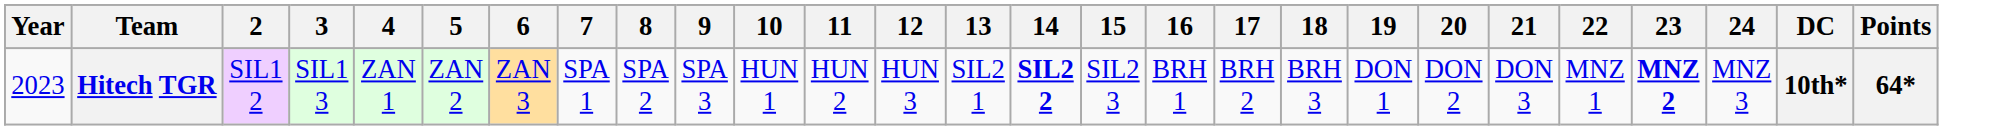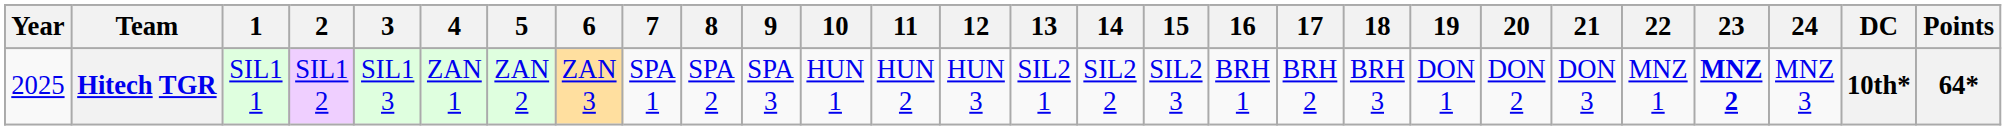+ column: (256, 26)
(38, 85) 2023 -> (38, 85) 2025
(1046, 85) bold -> (1110, 85) normal
